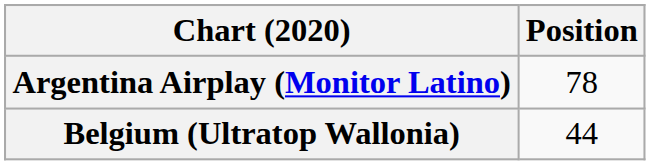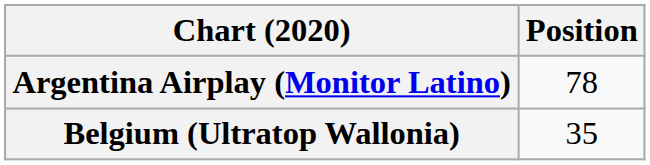(582, 133) 44 -> (582, 133) 35
